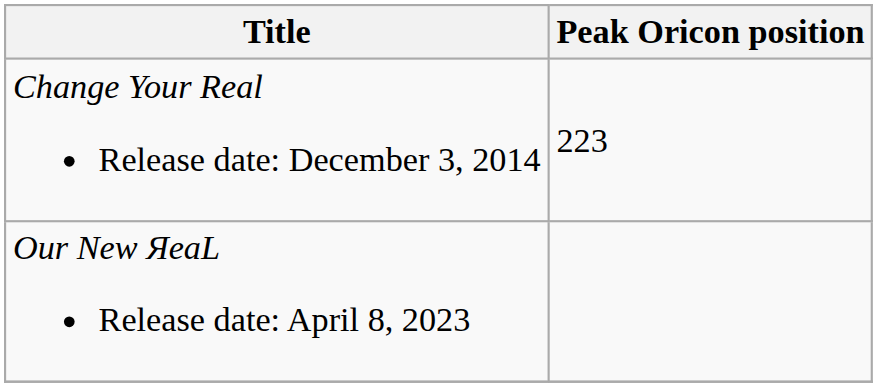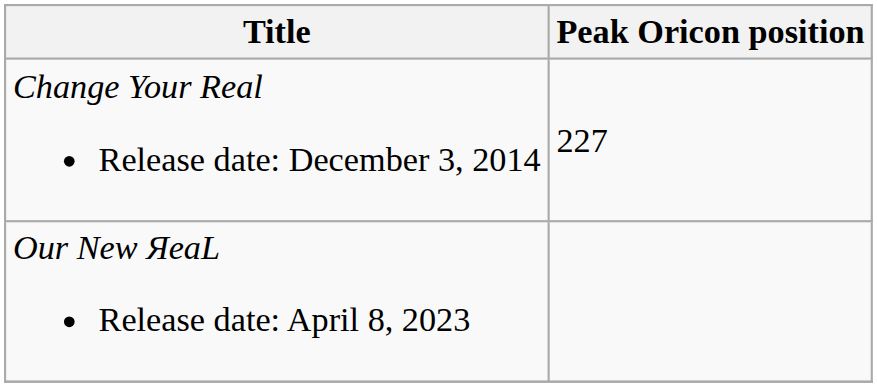(582, 139) 223 -> (582, 139) 227
